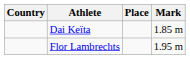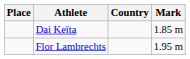columns swapped: (137, 12) <-> (26, 12)
